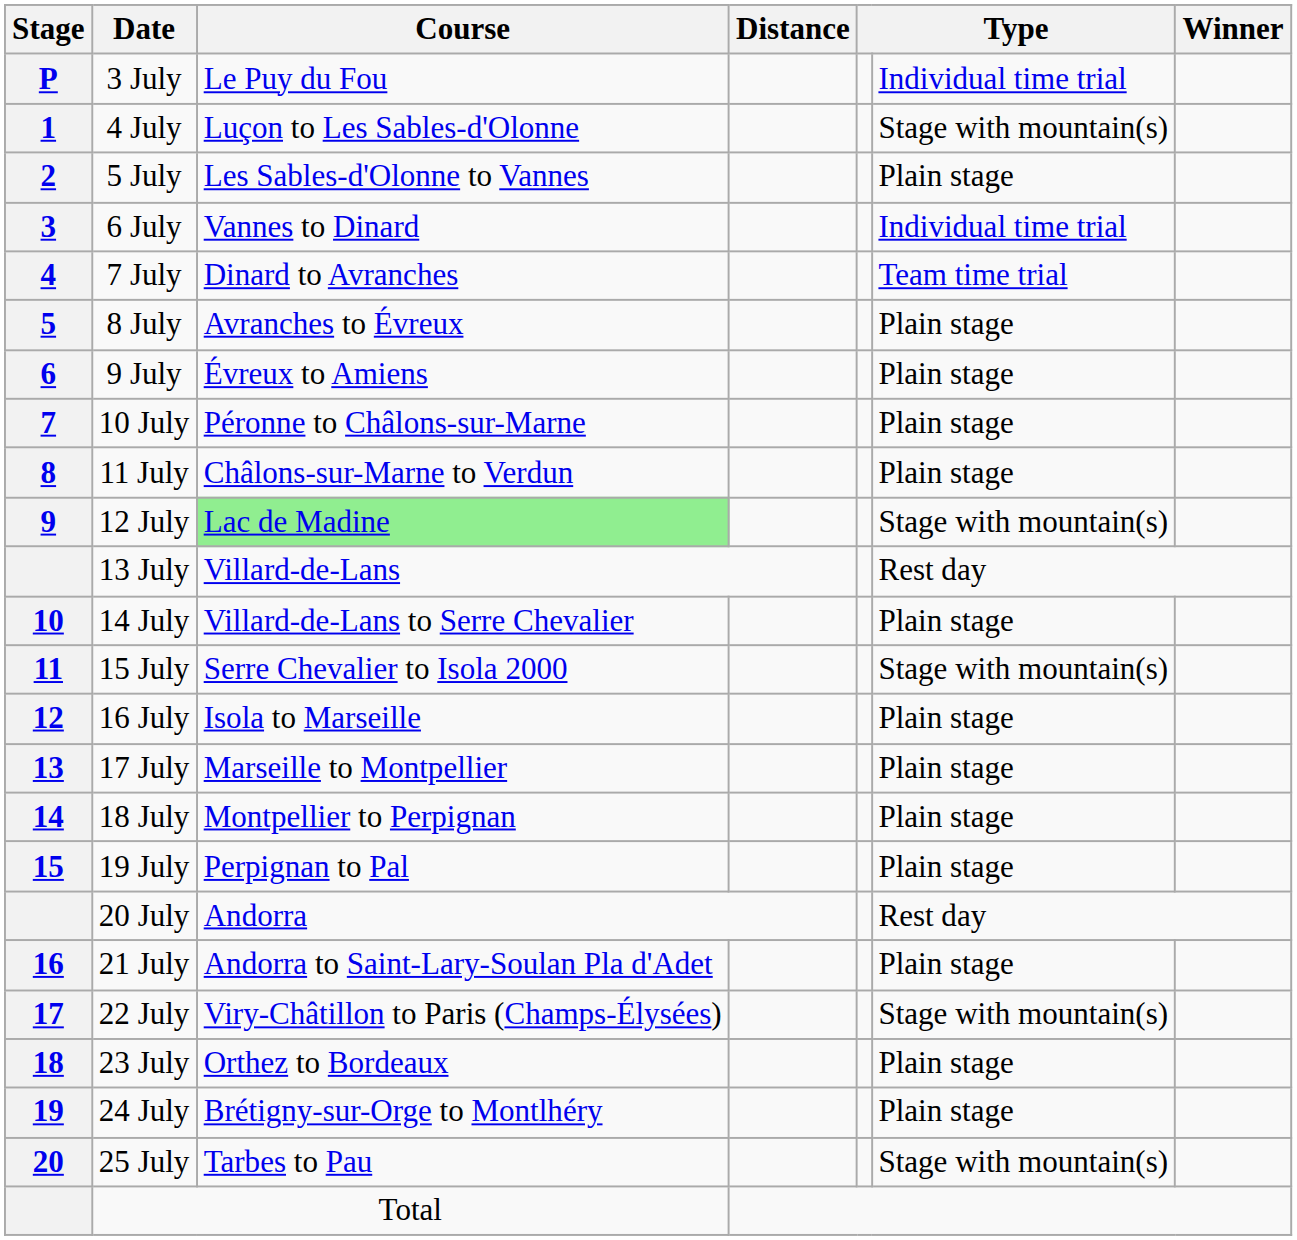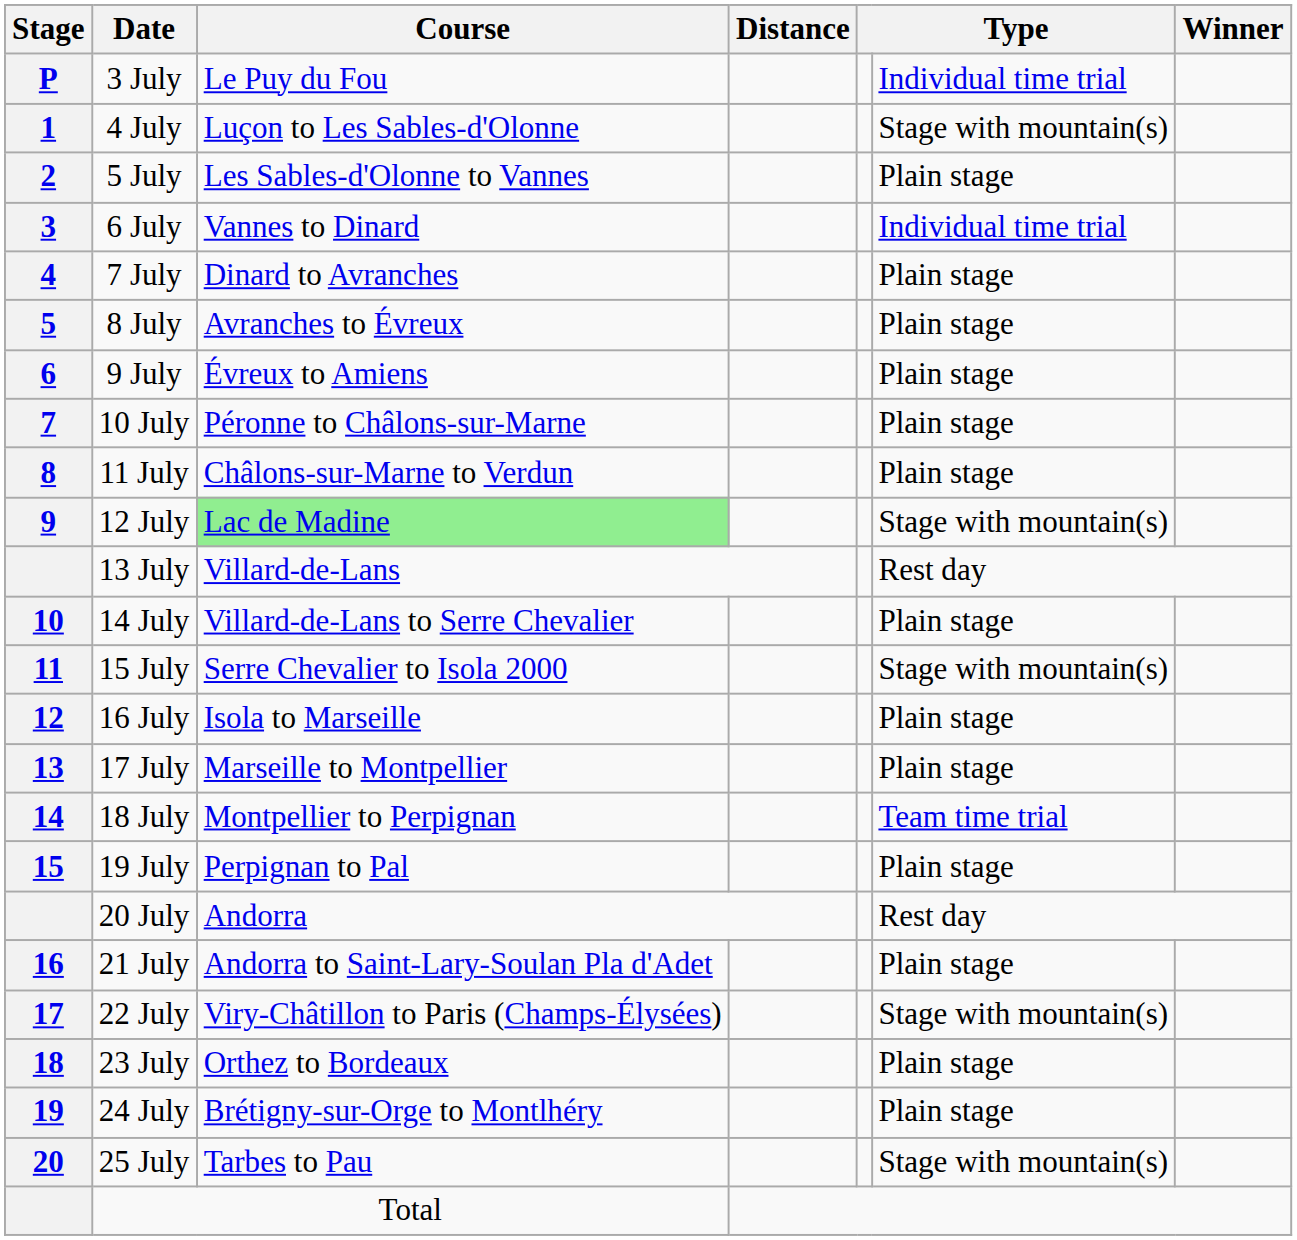(973, 275) Team time trial -> (946, 275) Plain stage
(946, 816) Plain stage -> (973, 816) Team time trial
